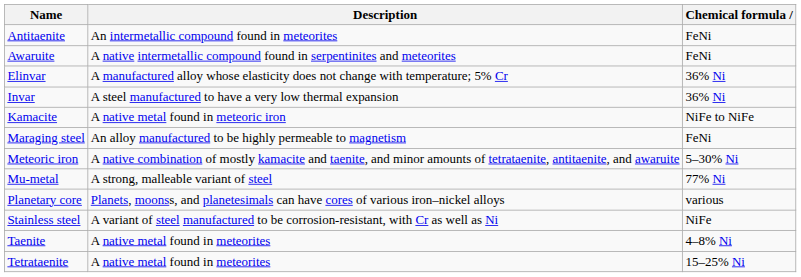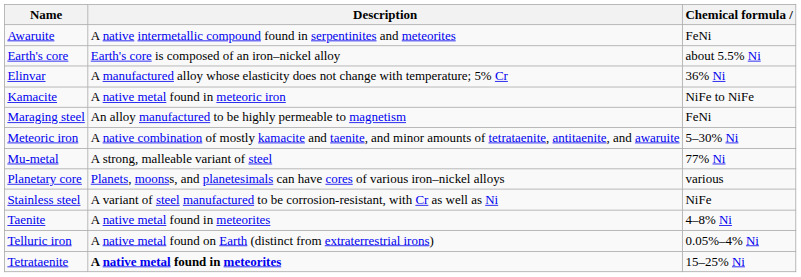- row: (36, 35)
+ row: (38, 55)
- row: (21, 96)
+ row: (40, 240)
(181, 261) normal -> (186, 261) bold
